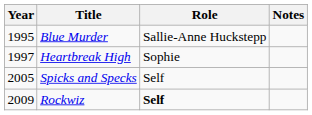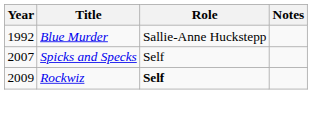(21, 36) 1995 -> (21, 36) 1992
- row: (85, 57)
(21, 78) 2005 -> (21, 57) 2007
